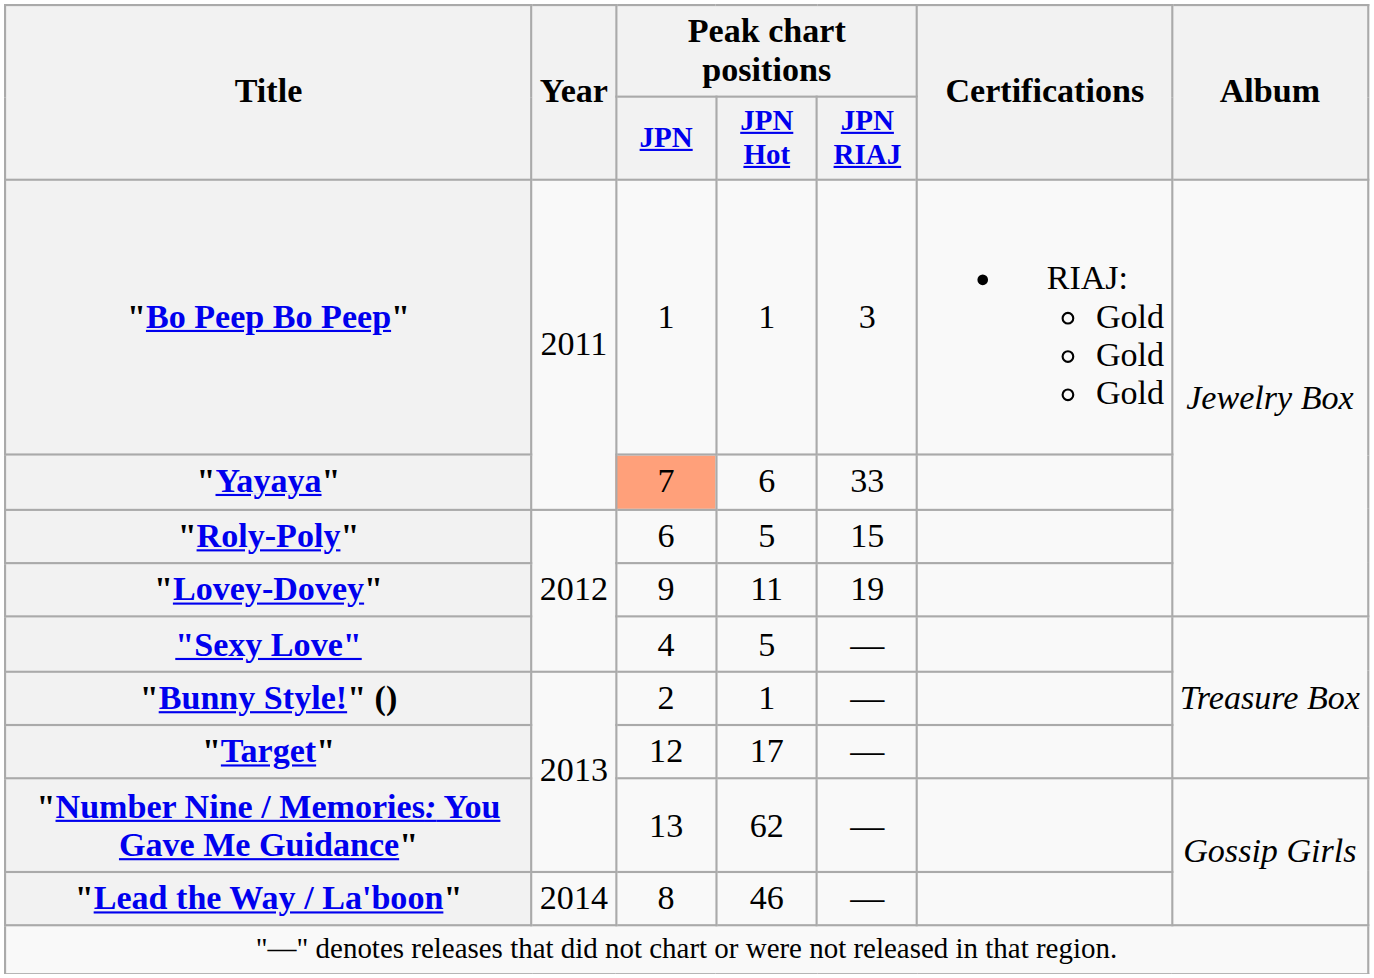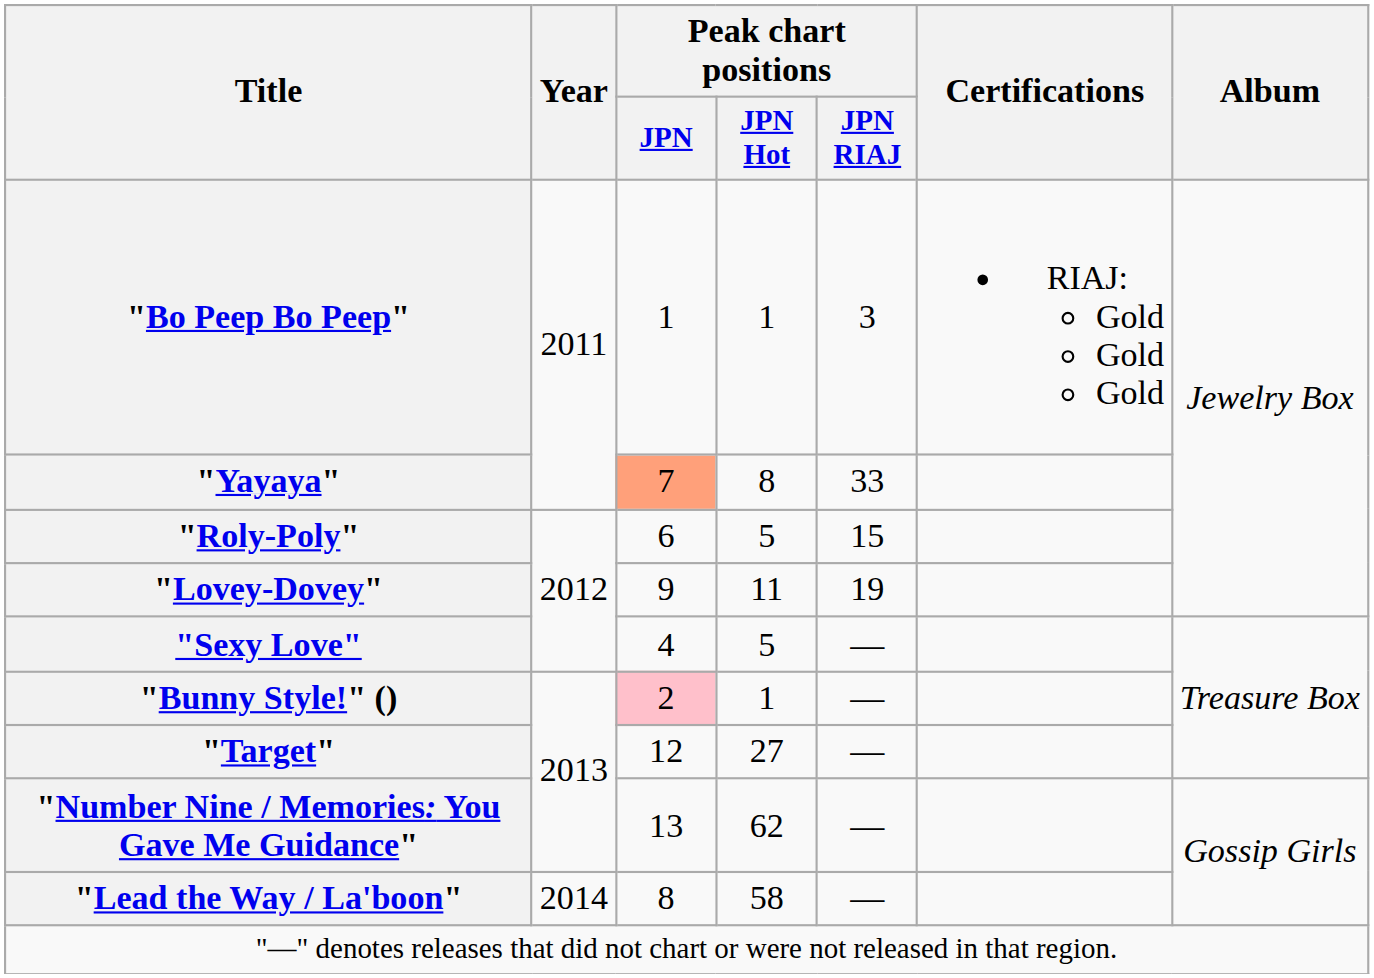(767, 481) 6 -> (767, 481) 8
(666, 697) no background -> (666, 697) pink background
(767, 751) 17 -> (767, 751) 27
(767, 898) 46 -> (767, 898) 58
